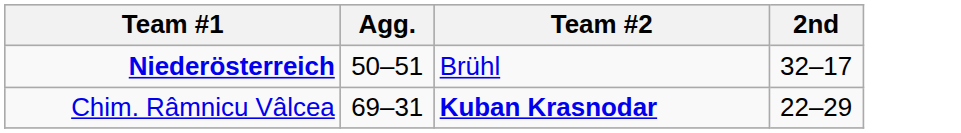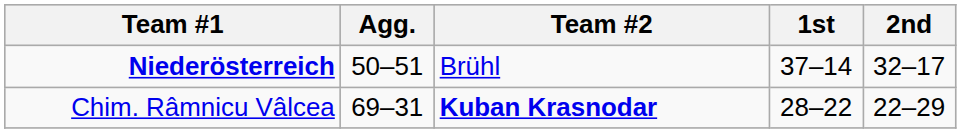+ column: (816, 25)
